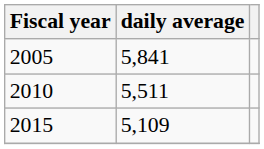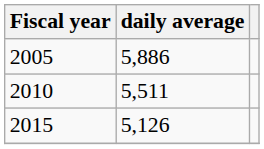(145, 56) 5,841 -> (145, 56) 5,886
(145, 125) 5,109 -> (145, 125) 5,126
